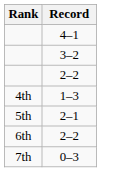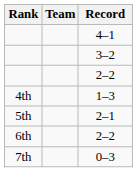+ column: (60, 14)
